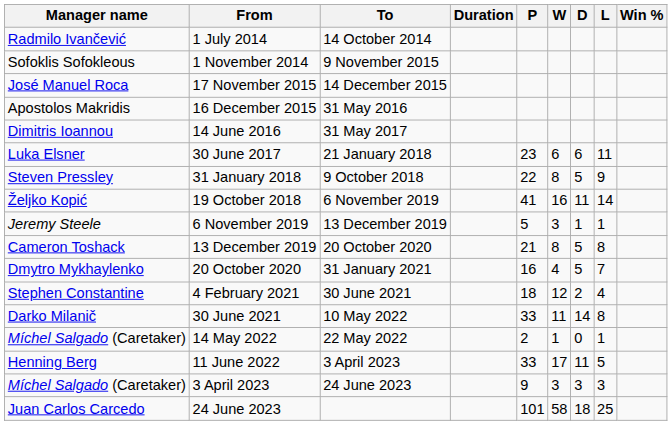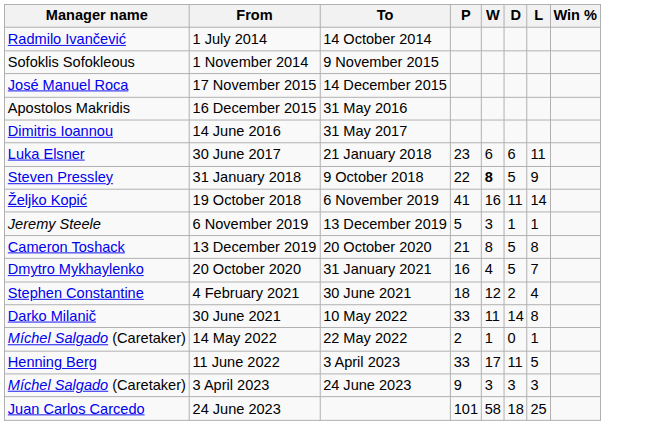- column: (484, 16)
(555, 177) normal -> (489, 177) bold
